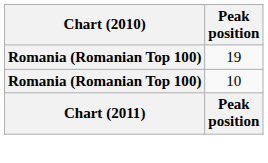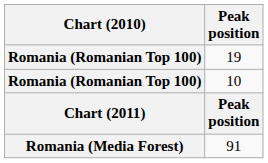+ row: (234, 145)
